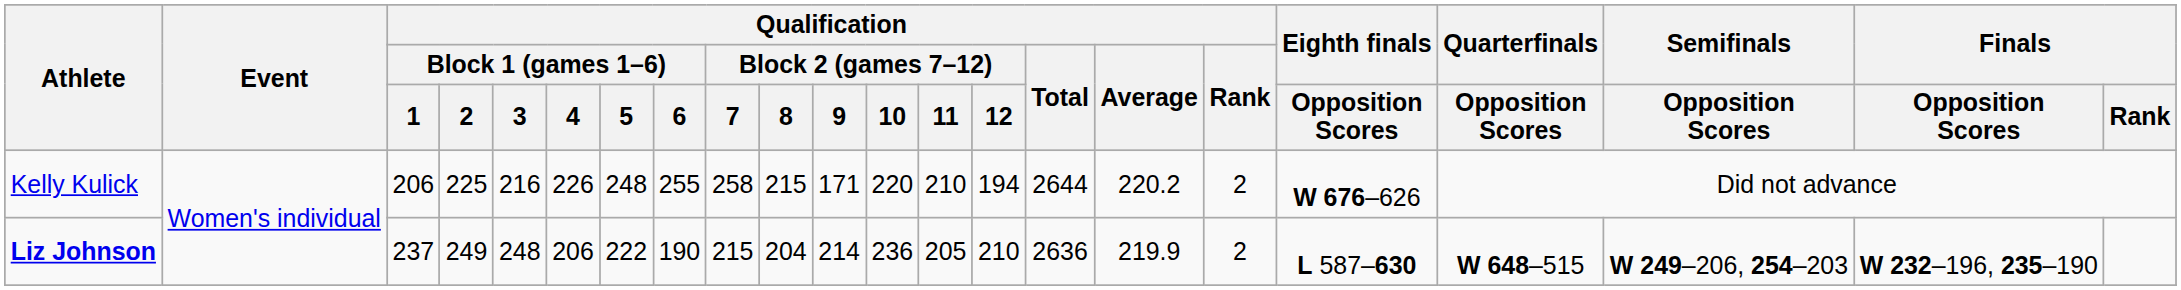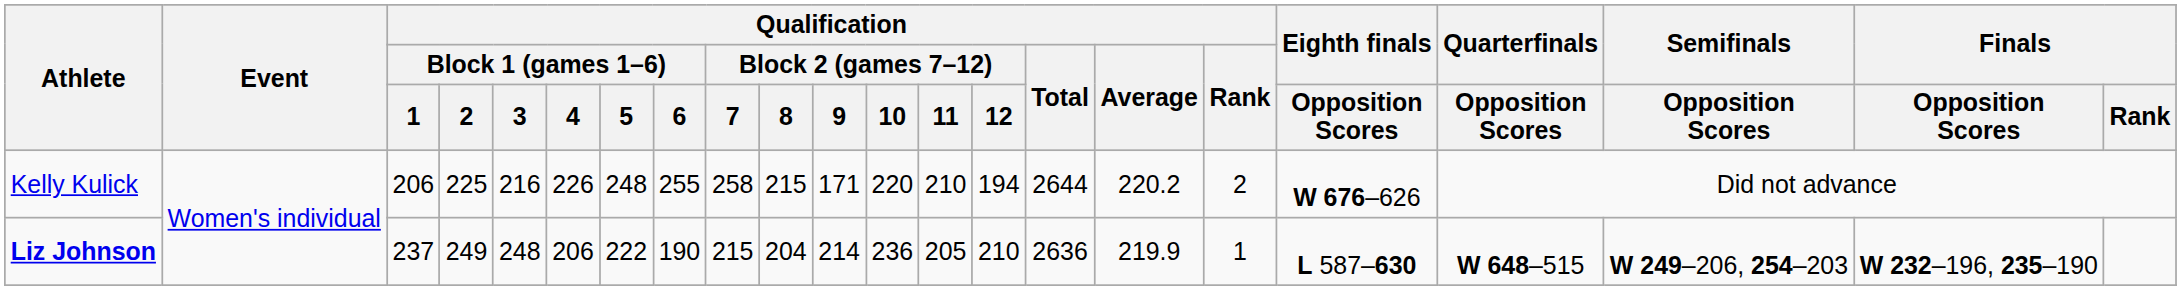(1240, 252) 2 -> (1240, 252) 1
